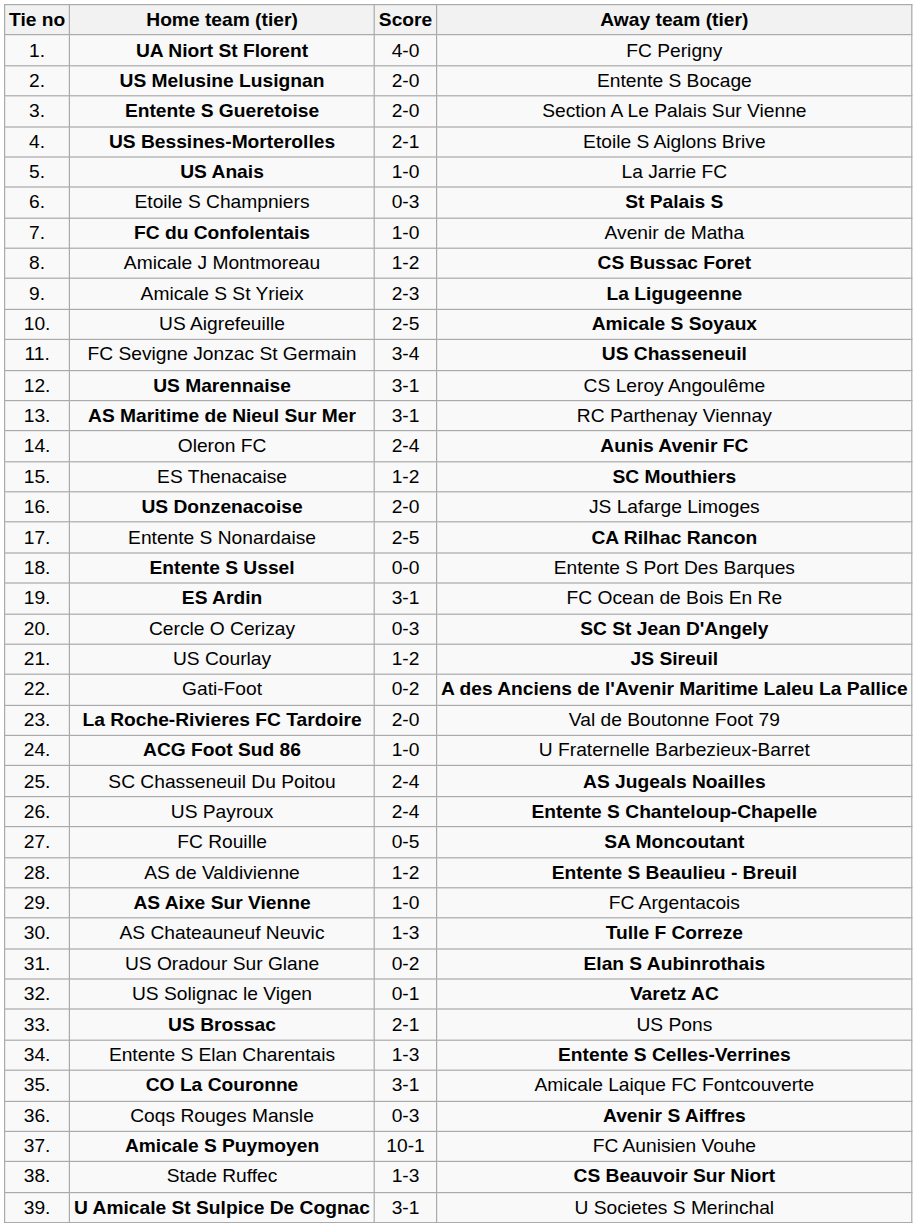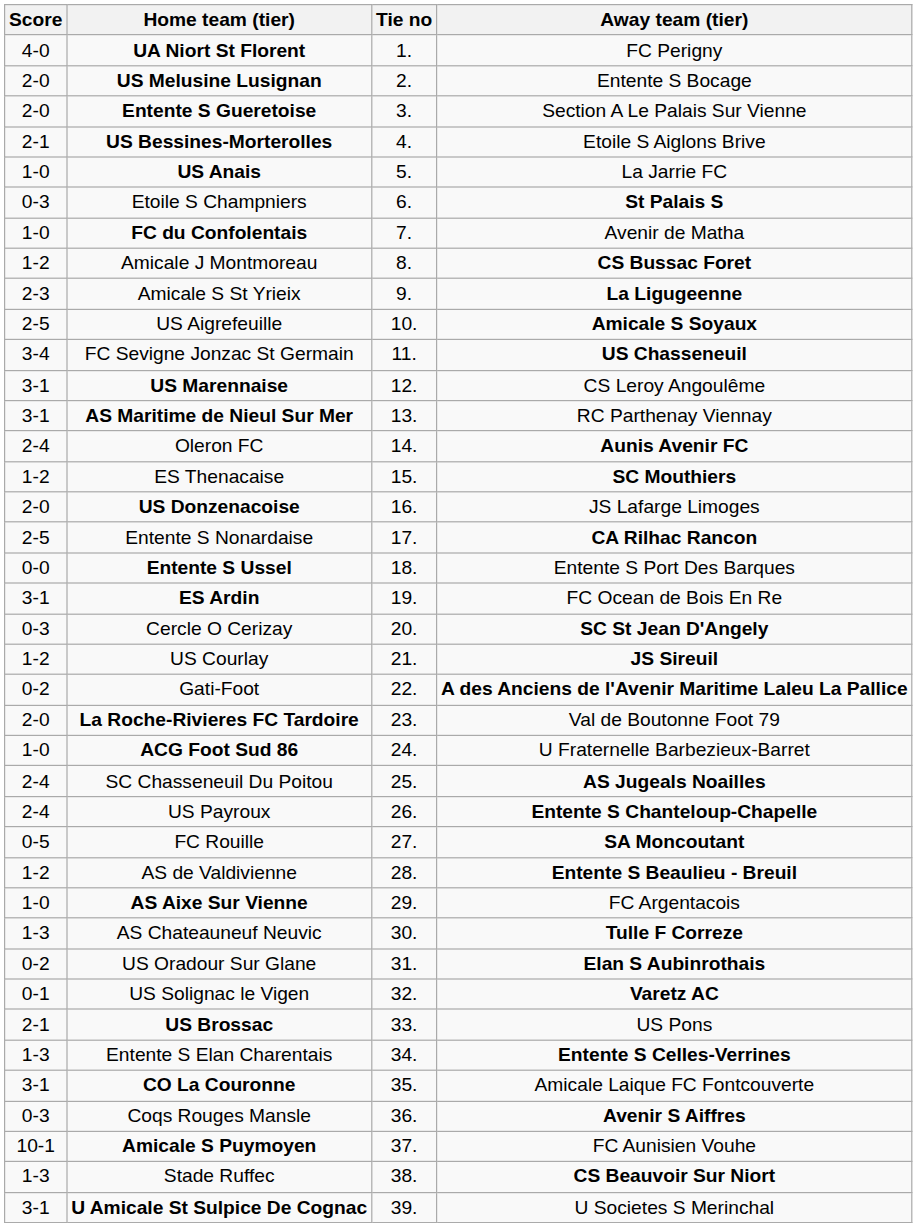columns swapped: (37, 19) <-> (406, 19)
